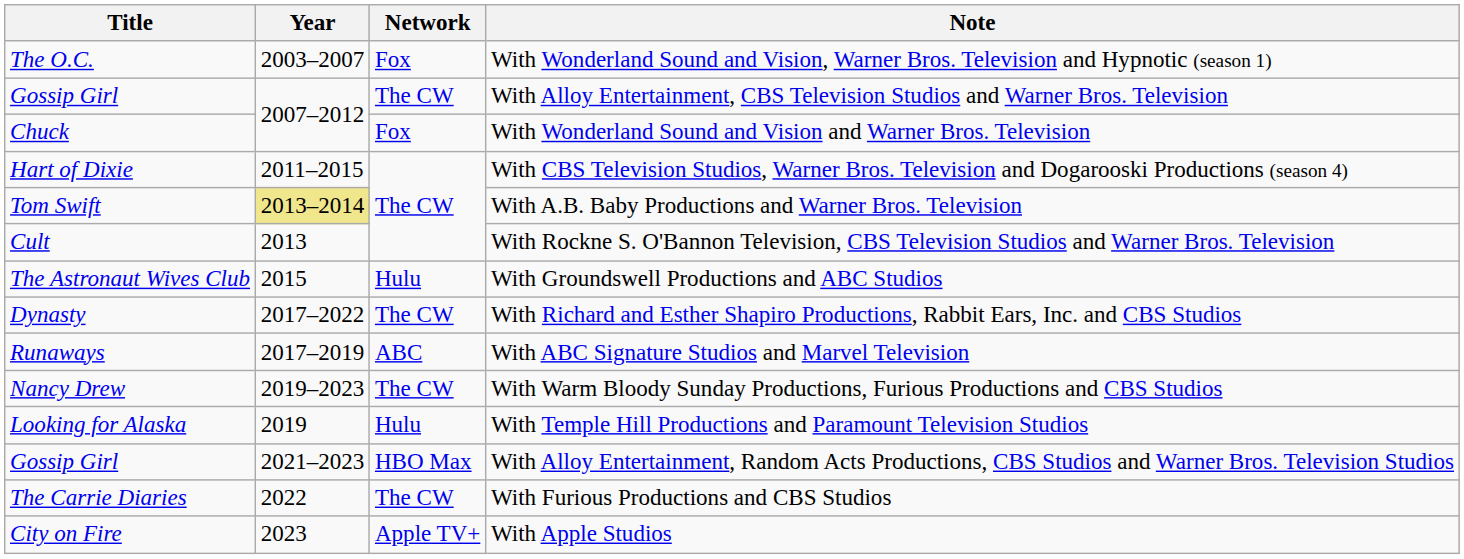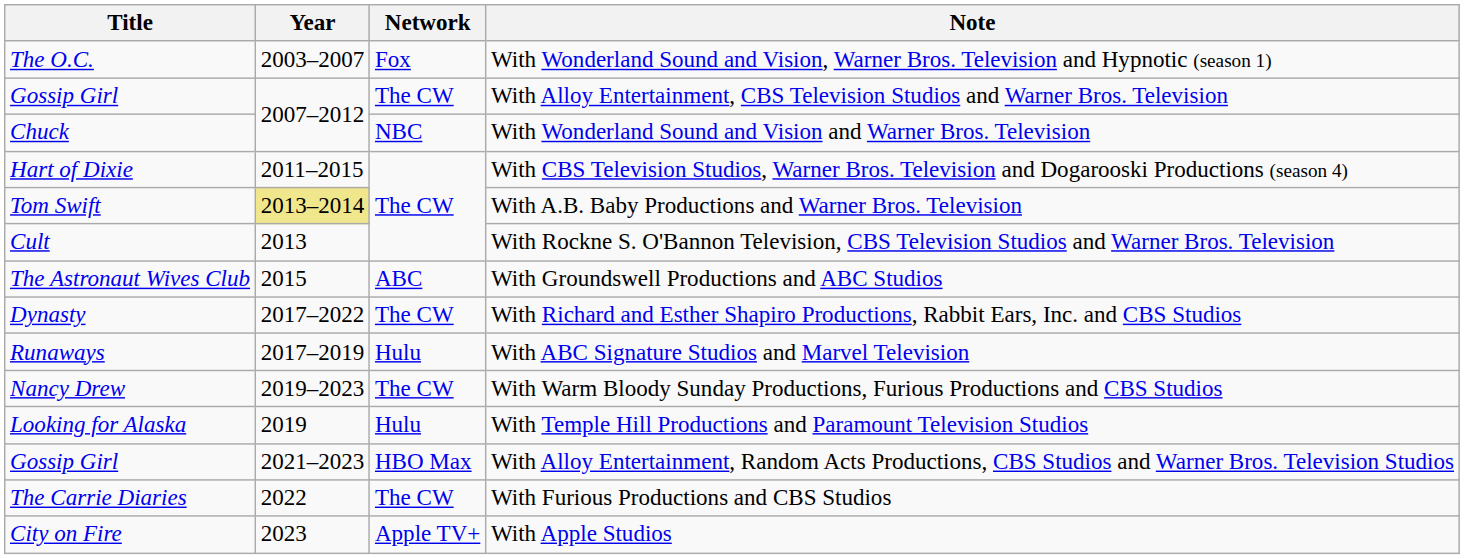(393, 132) Fox -> (399, 132) NBC
(398, 278) Hulu -> (399, 278) ABC
(399, 351) ABC -> (398, 351) Hulu
